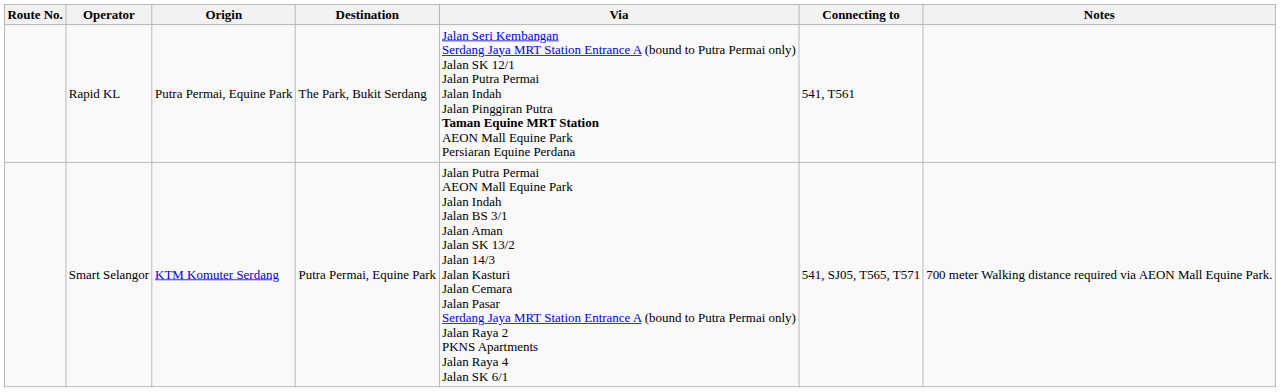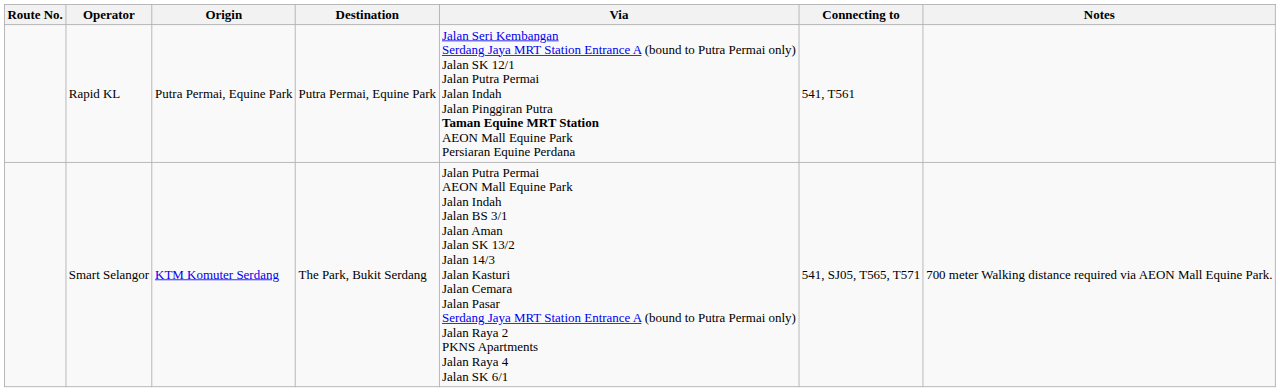(363, 93) The Park, Bukit Serdang -> (367, 93) Putra Permai, Equine Park
(367, 274) Putra Permai, Equine Park -> (363, 274) The Park, Bukit Serdang
